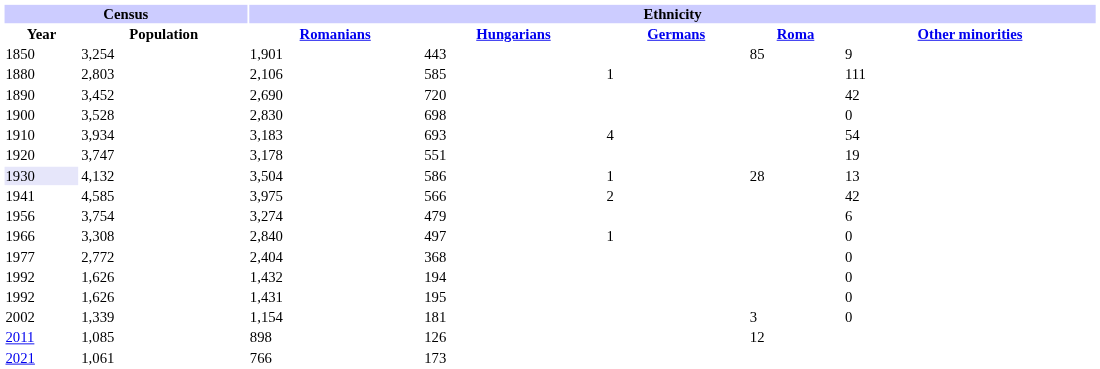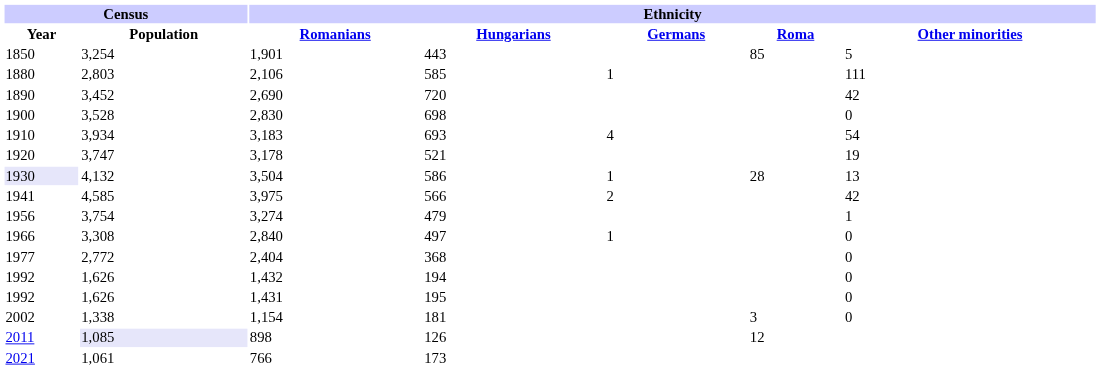(849, 54) 9 -> (849, 54) 5
(435, 155) 551 -> (435, 155) 521
(849, 216) 6 -> (849, 216) 1
(98, 317) 1,339 -> (98, 317) 1,338
(98, 337) no background -> (98, 337) lavender background
